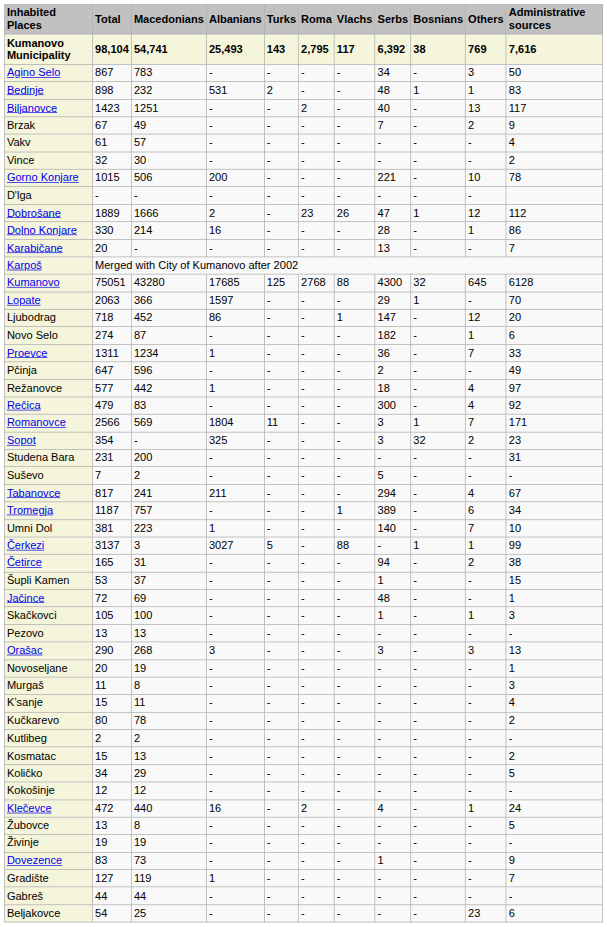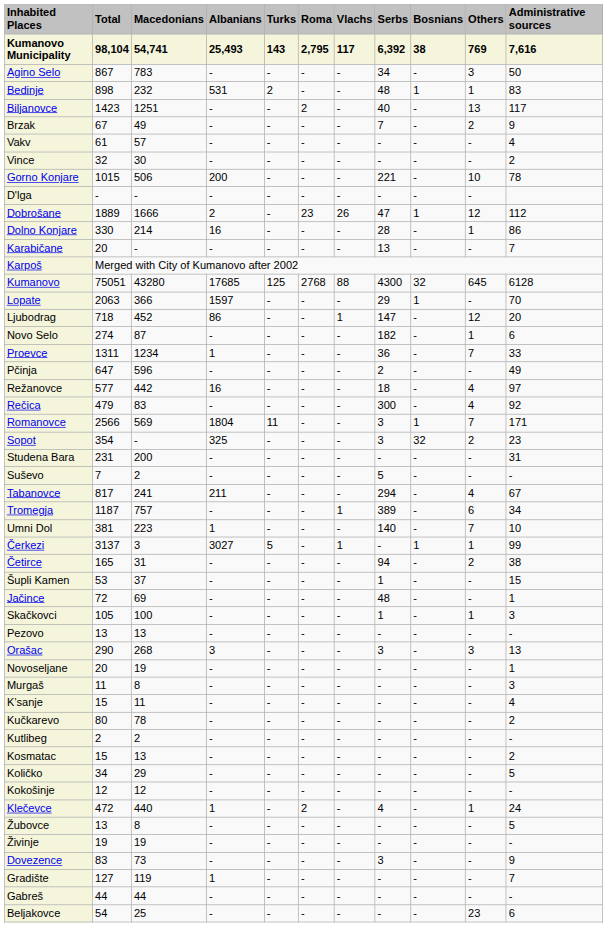(212, 388) 1 -> (215, 388) 16
(343, 545) 88 -> (340, 545) 1
(215, 808) 16 -> (212, 808) 1
(381, 861) 1 -> (381, 861) 3
